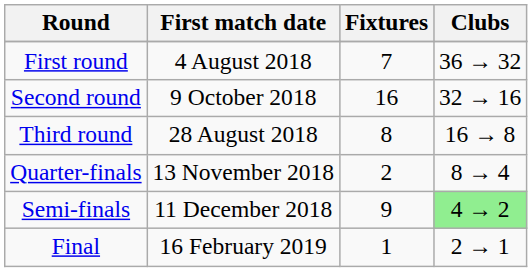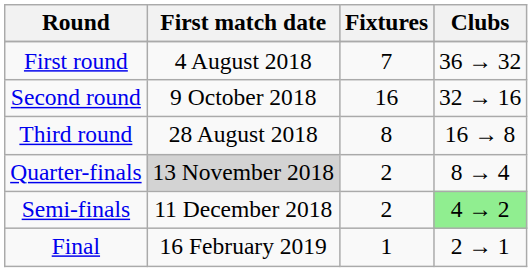(243, 172) no background -> (243, 172) lightgrey background
(386, 209) 9 -> (386, 209) 2
